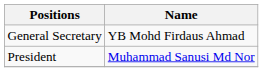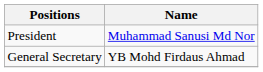rows swapped: (32, 56) <-> (55, 35)
